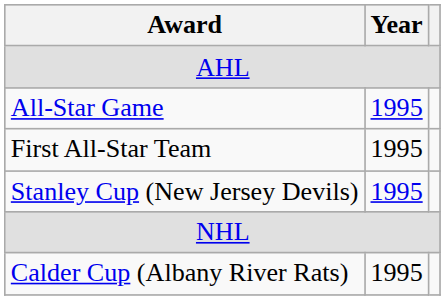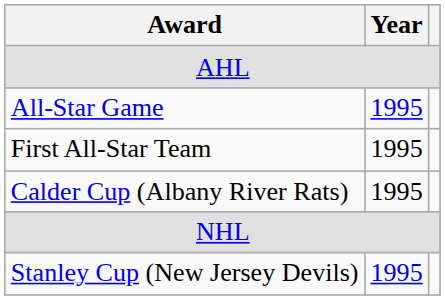rows swapped: (180, 273) <-> (185, 190)
